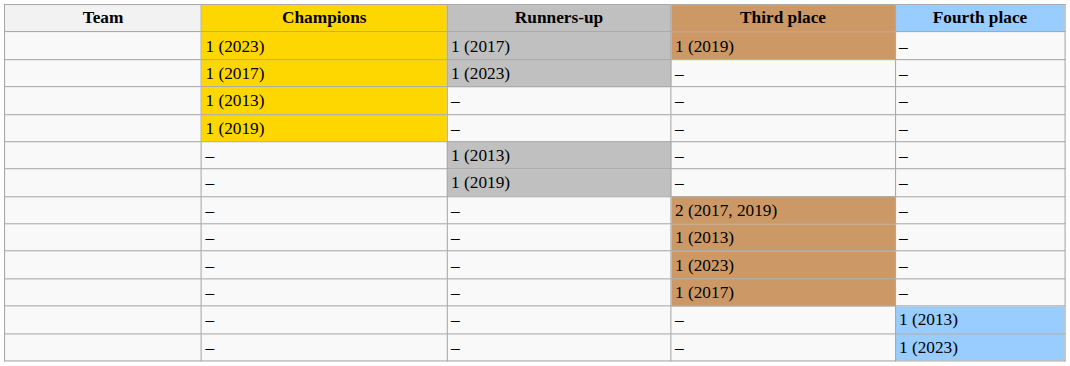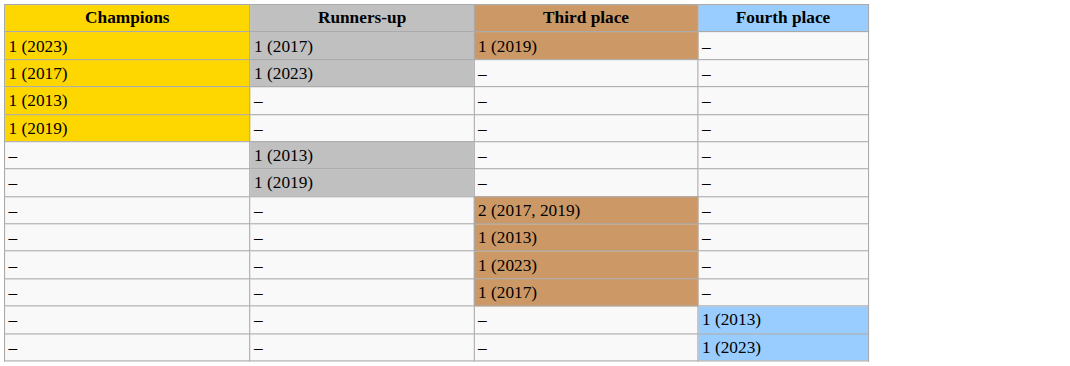- column: (103, 18)
